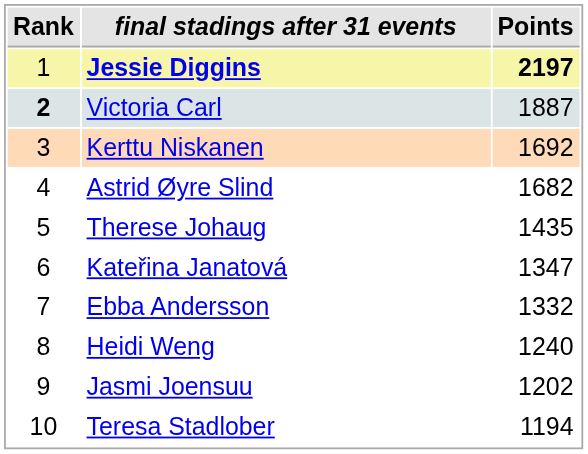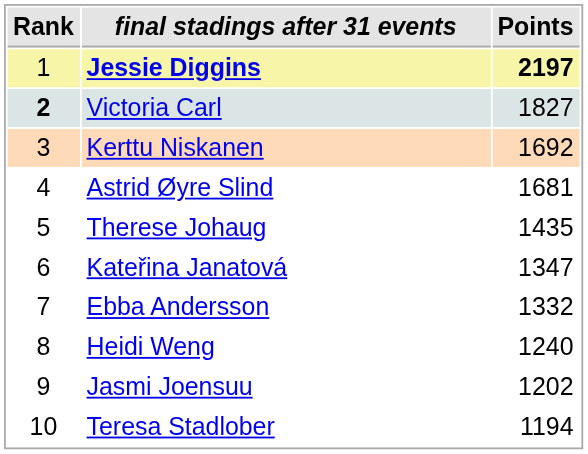(546, 108) 1887 -> (546, 108) 1827
(546, 188) 1682 -> (546, 188) 1681
